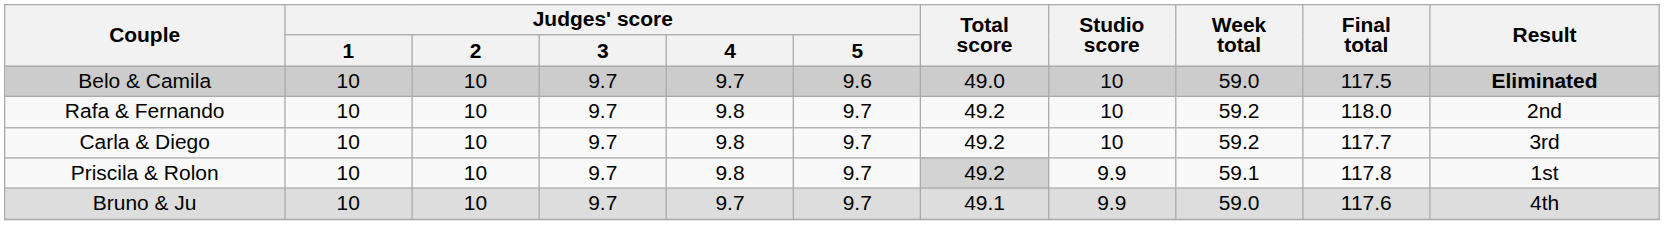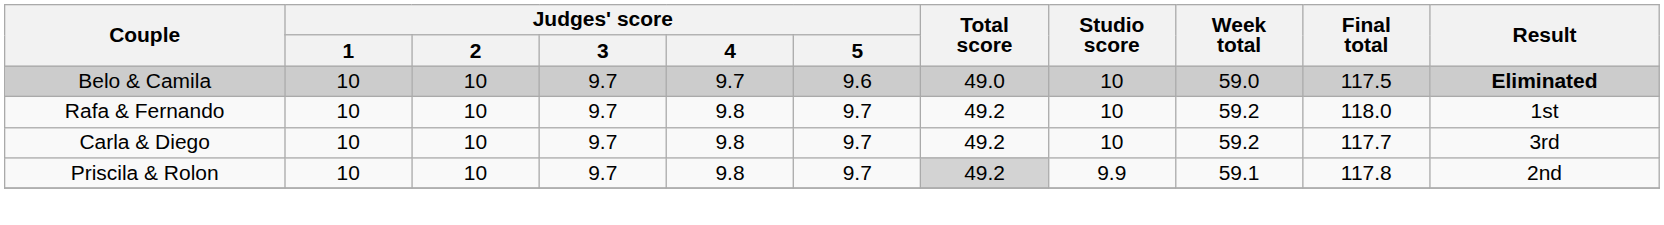(1545, 111) 2nd -> (1545, 111) 1st
(1545, 172) 1st -> (1545, 172) 2nd
- row: (145, 203)
